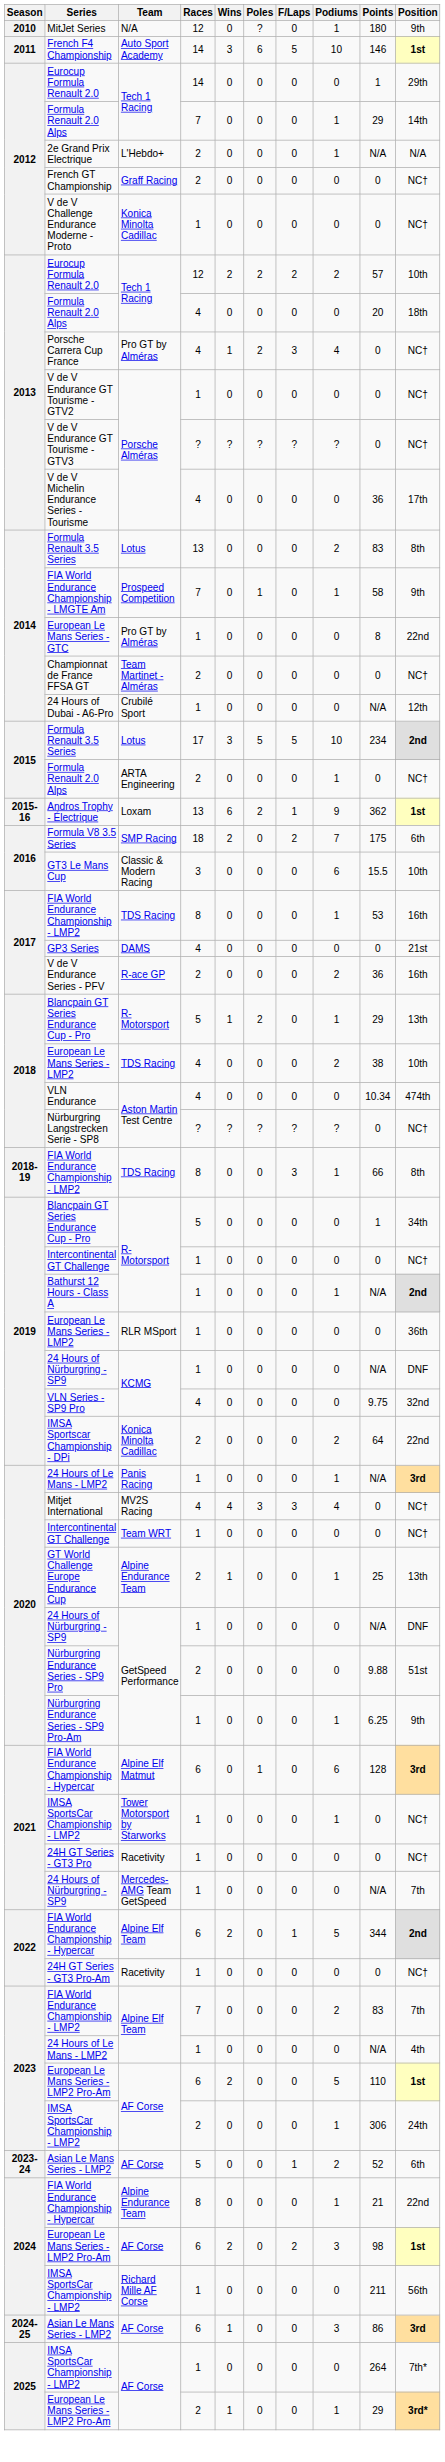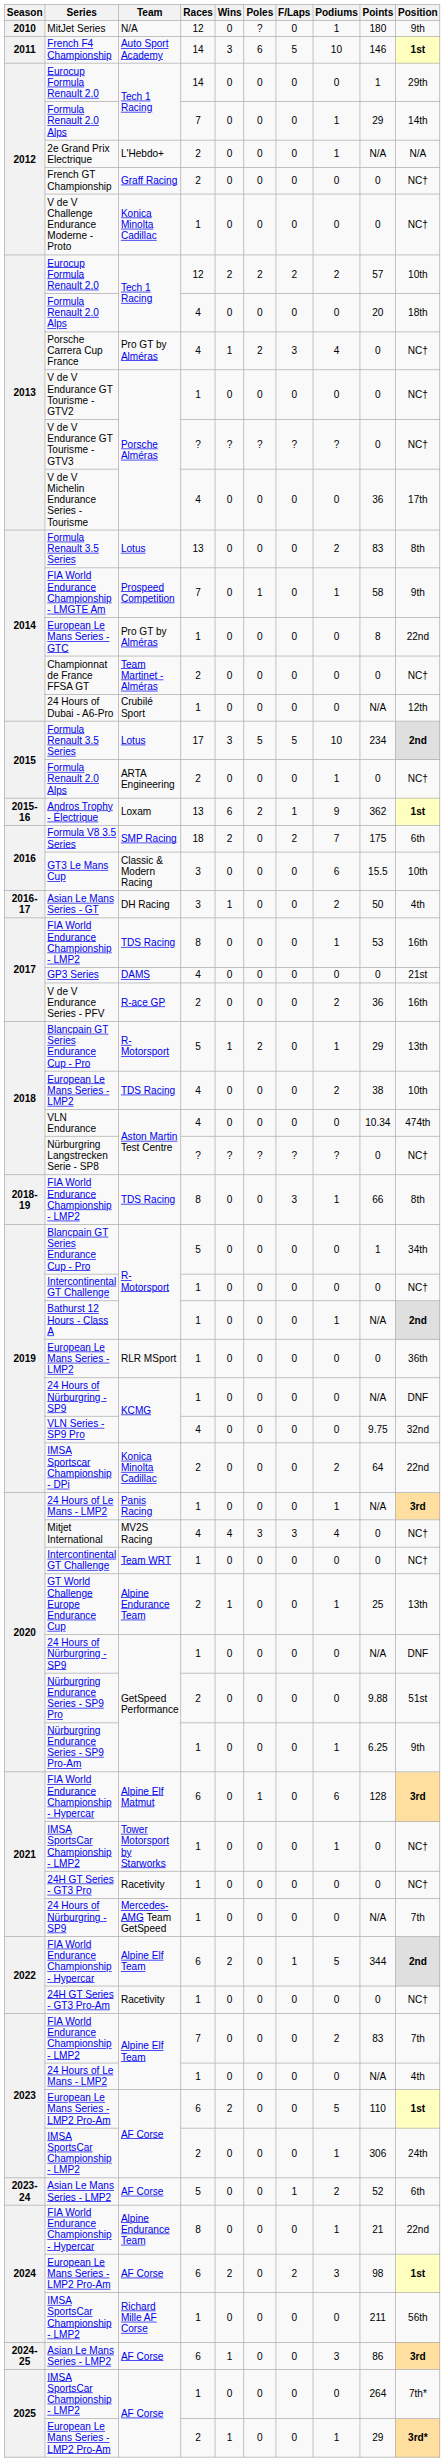+ row: (25, 905)
